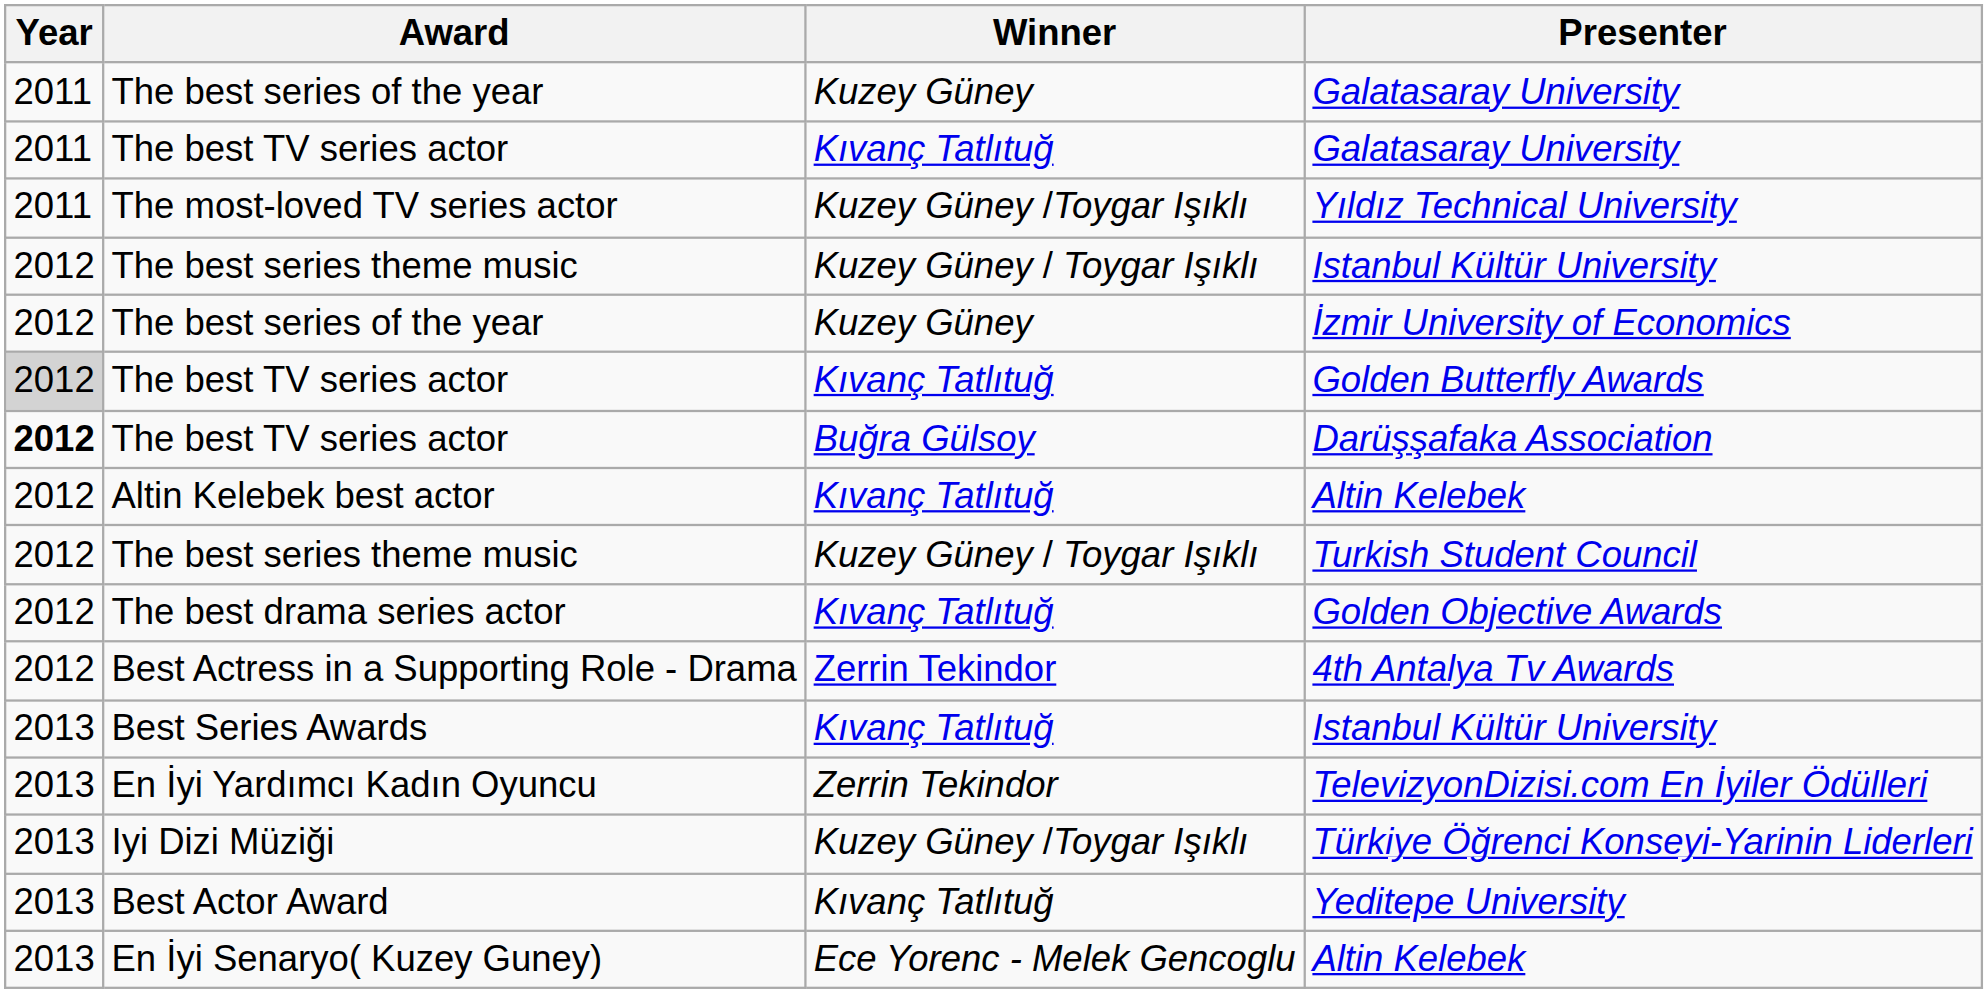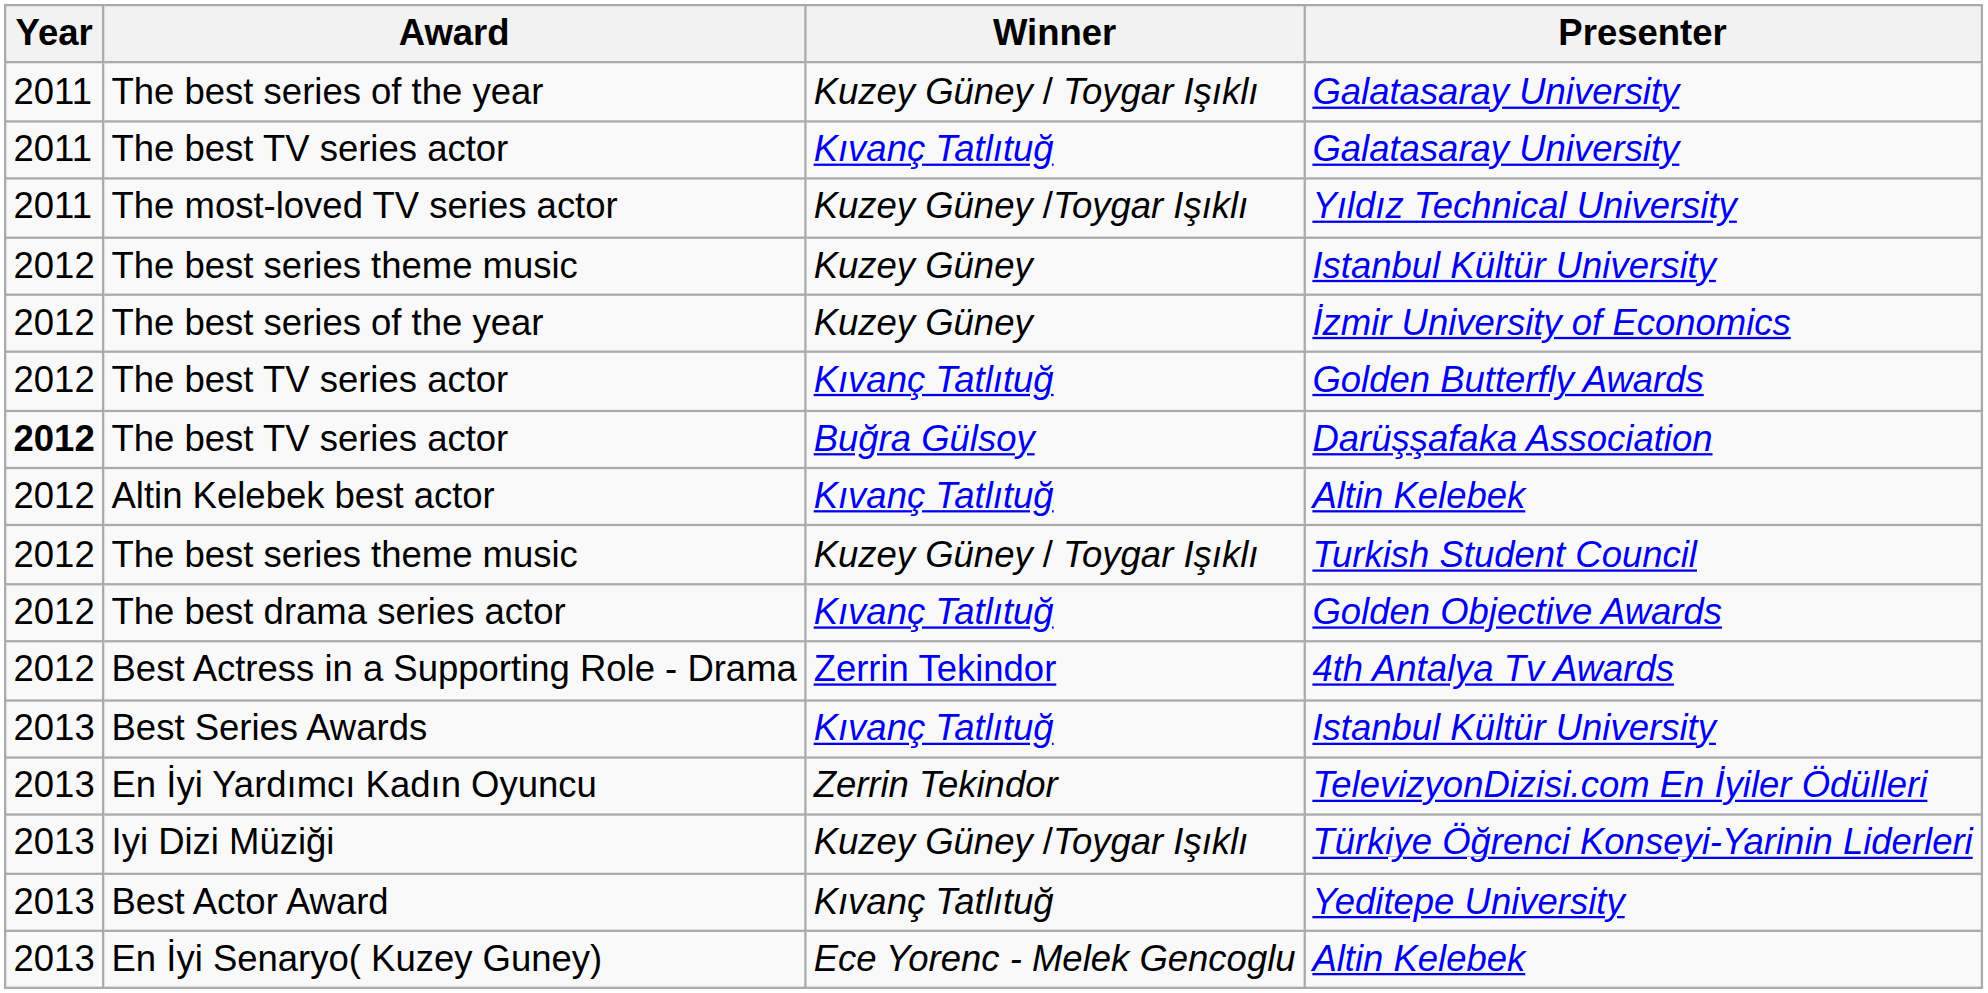(923, 91) Kuzey Güney -> (1036, 91) Kuzey Güney / Toygar Işıklı
(1036, 264) Kuzey Güney / Toygar Işıklı -> (923, 264) Kuzey Güney
(54, 380) lightgrey background -> (54, 380) no background
